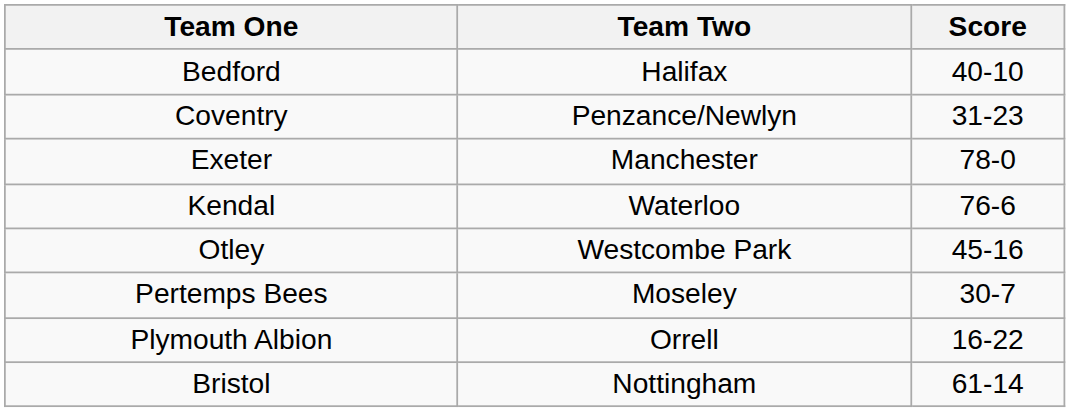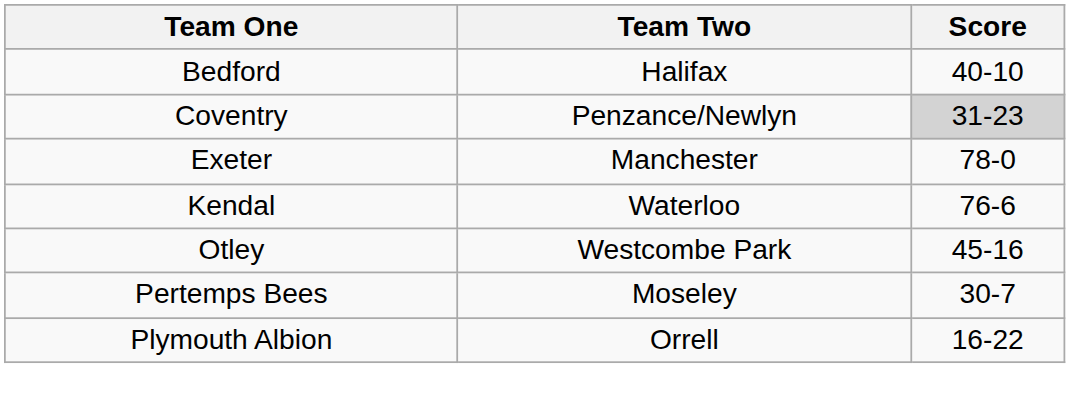(988, 116) no background -> (988, 116) lightgrey background
- row: (231, 384)
